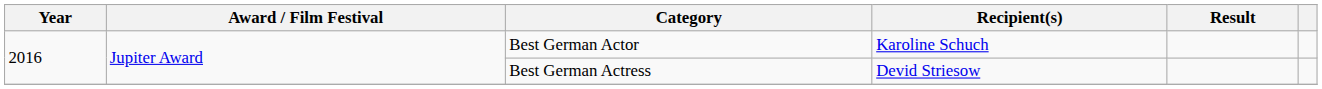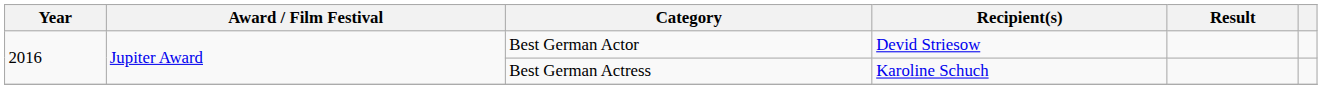(932, 44) Karoline Schuch -> (928, 44) Devid Striesow
(928, 71) Devid Striesow -> (932, 71) Karoline Schuch
